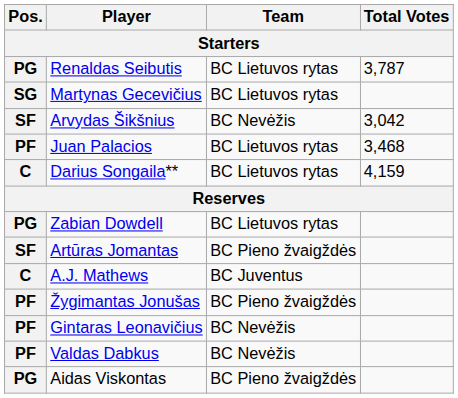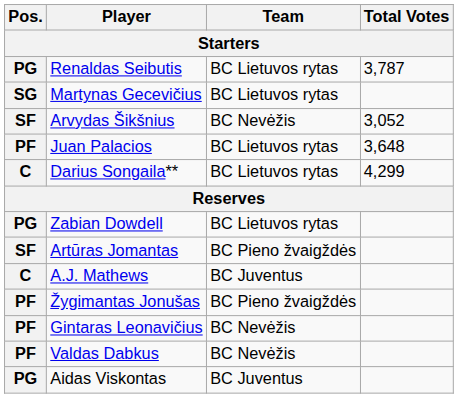(384, 120) 3,042 -> (384, 120) 3,052
(384, 146) 3,468 -> (384, 146) 3,648
(384, 172) 4,159 -> (384, 172) 4,299
(283, 379) BC Pieno žvaigždės -> (256, 379) BC Juventus
